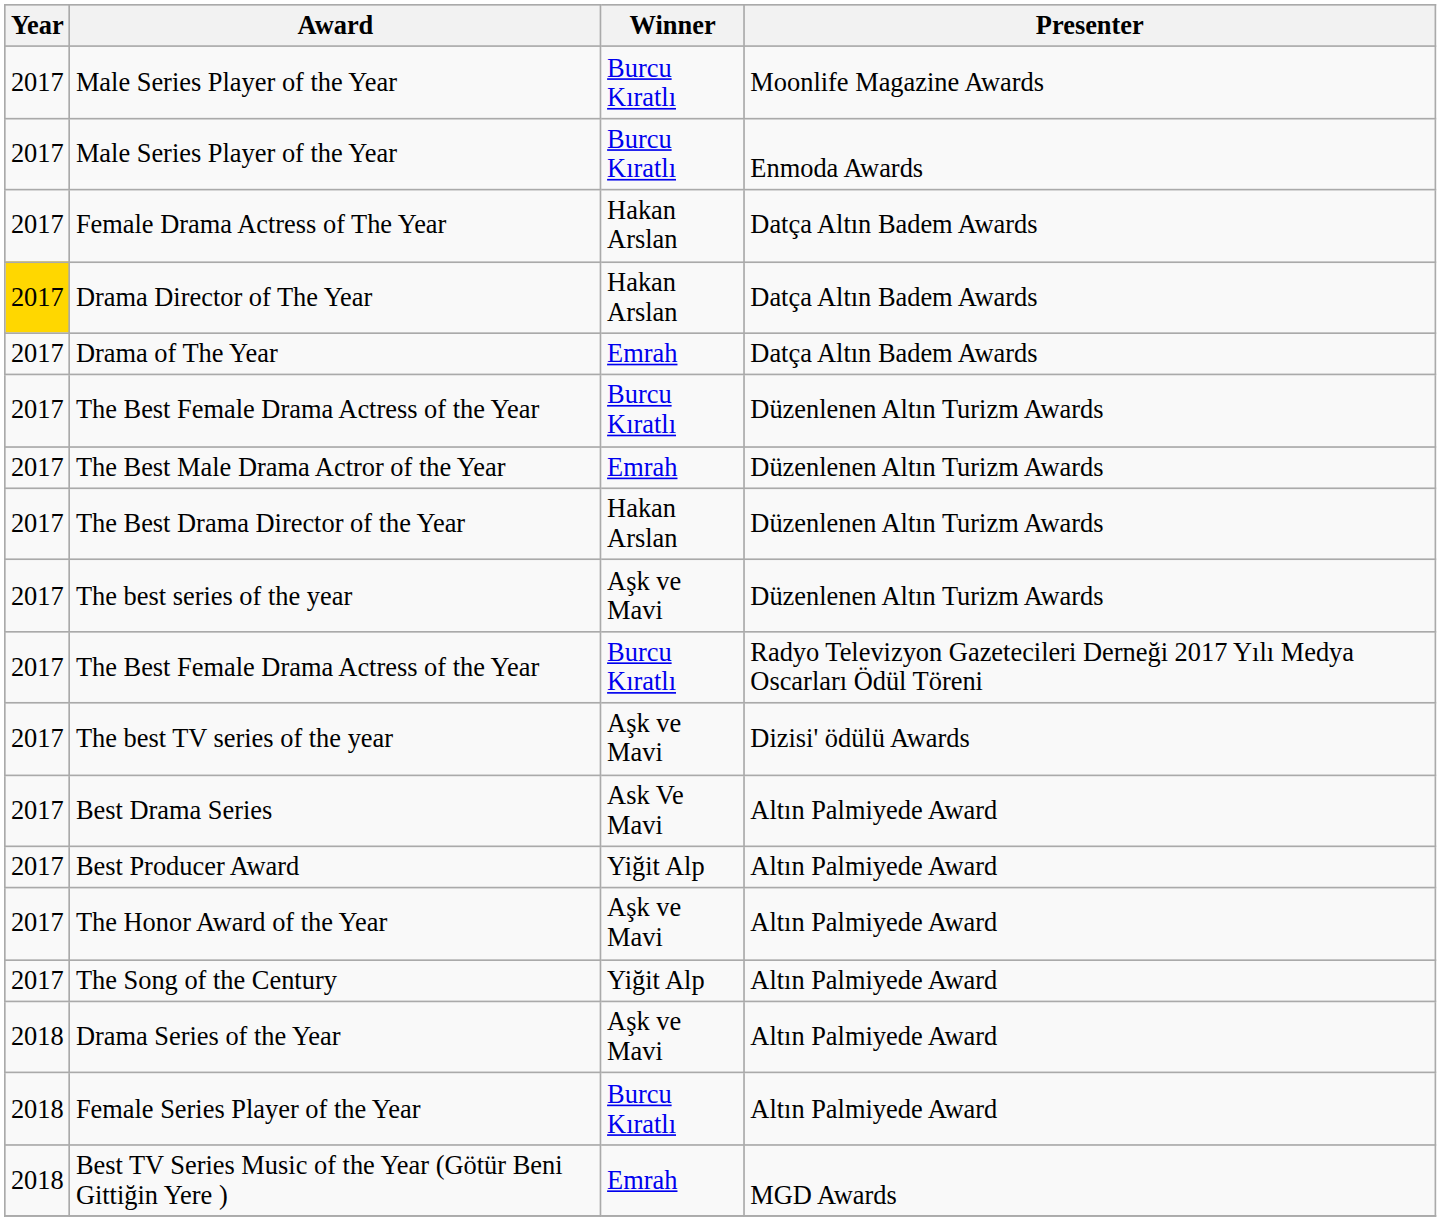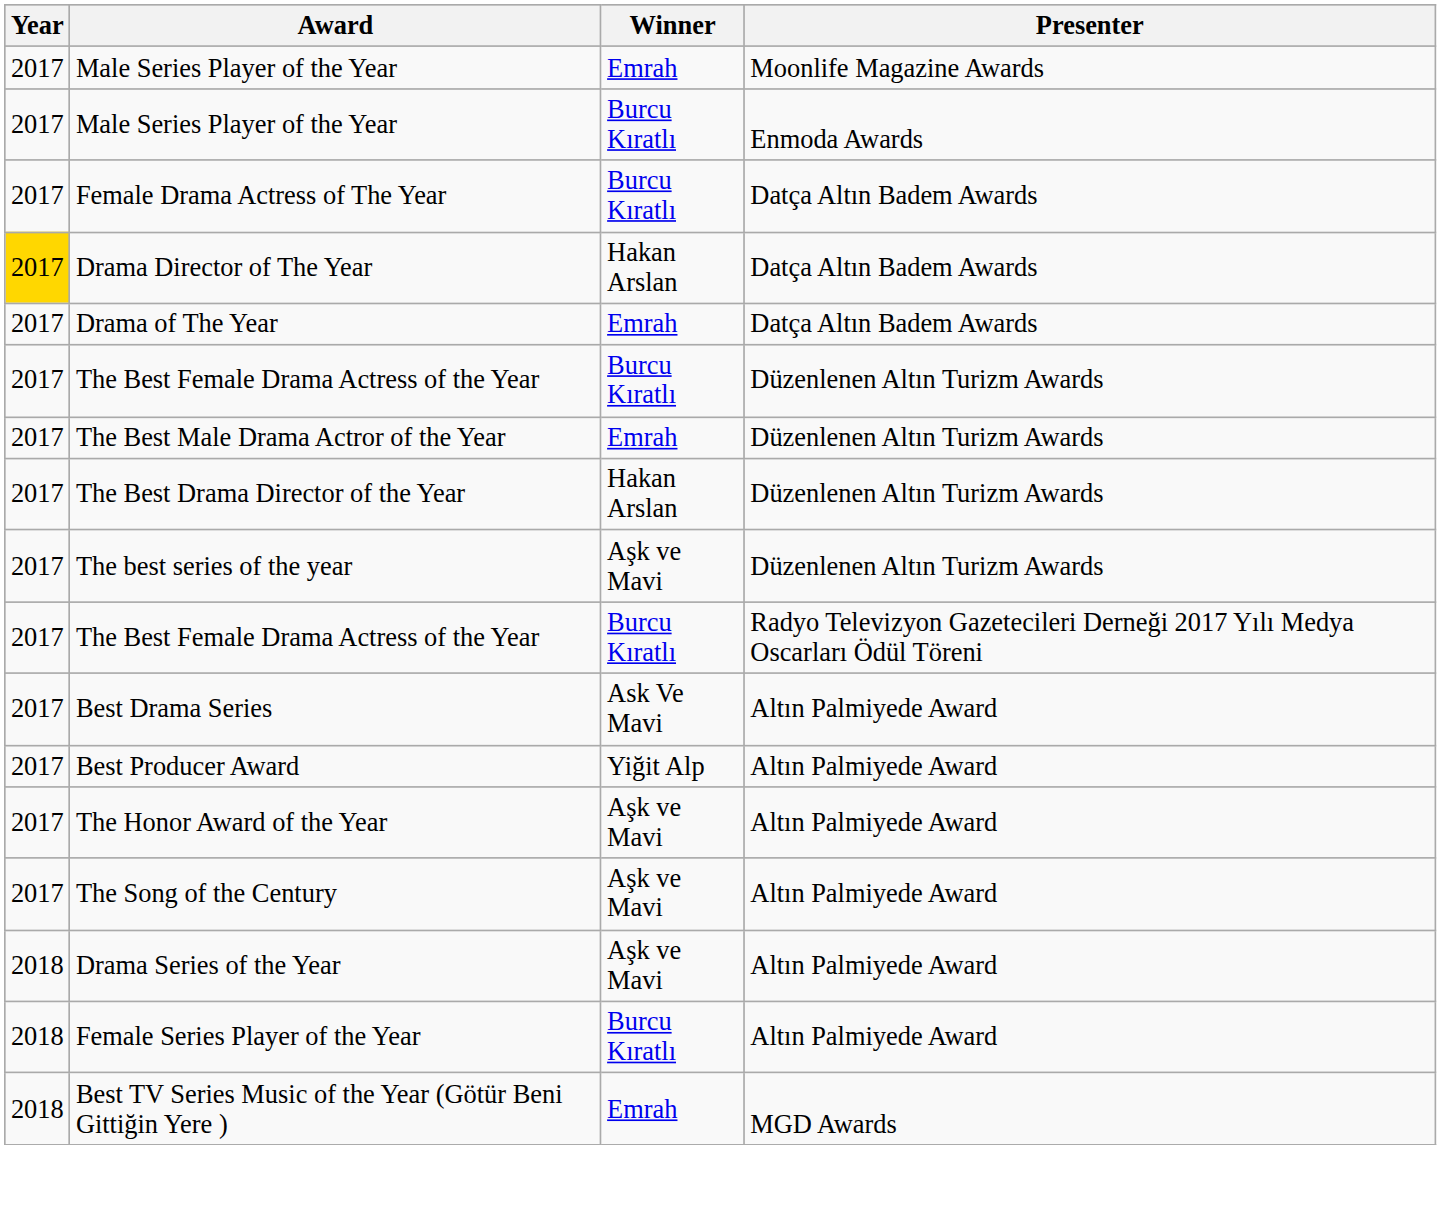(642, 82) Burcu Kıratlı -> (642, 67) Emrah
(642, 225) Hakan Arslan -> (642, 195) Burcu Kıratlı
- row: (234, 738)
(656, 980) Yiğit Alp -> (644, 893) Aşk ve Mavi
